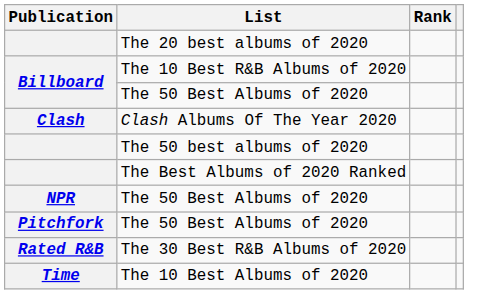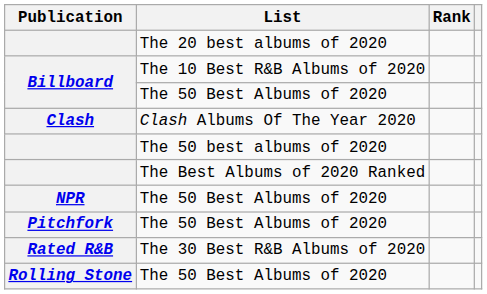+ row: (70, 276)
- row: (61, 276)
